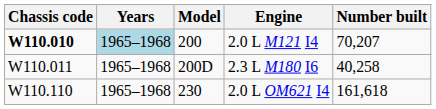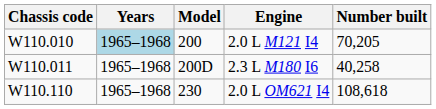(41, 41) bold -> (41, 41) normal
(358, 41) 70,207 -> (358, 41) 70,205
(362, 91) 161,618 -> (362, 91) 108,618
